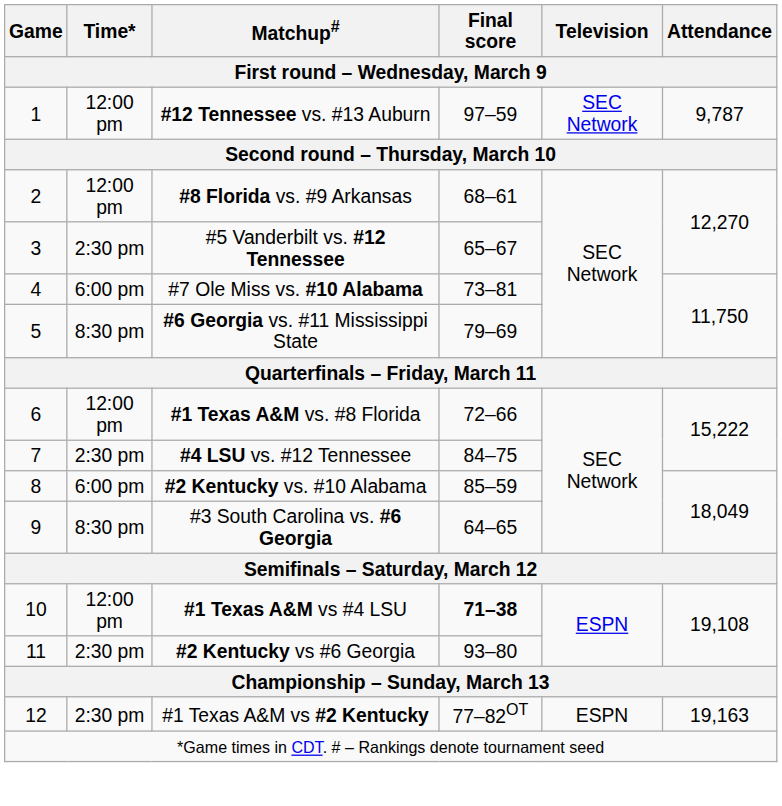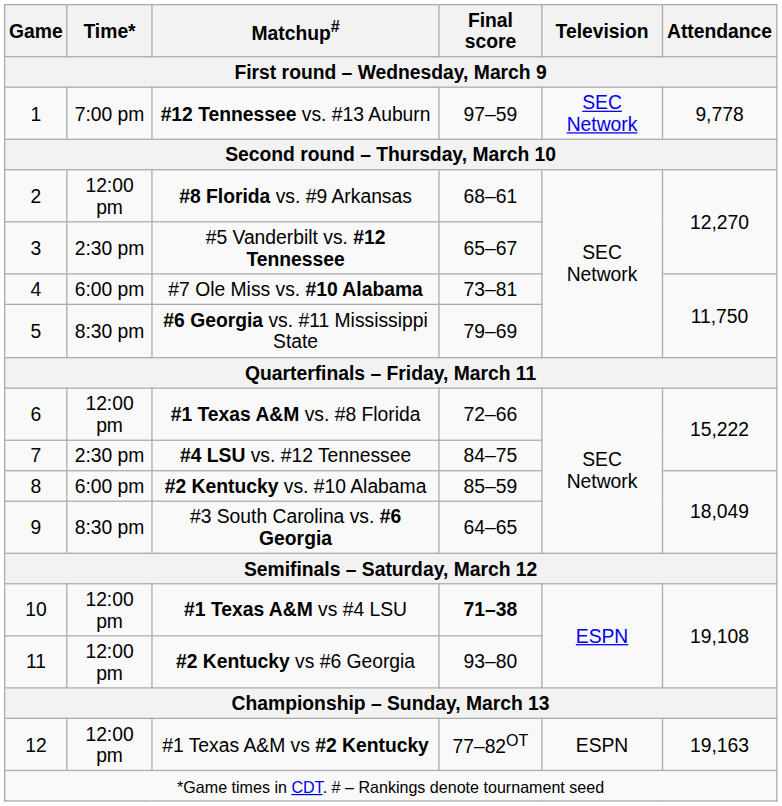(110, 114) 12:00 pm -> (110, 114) 7:00 pm
(720, 114) 9,787 -> (720, 114) 9,778
(110, 651) 2:30 pm -> (110, 662) 12:00 pm
(110, 714) 2:30 pm -> (110, 745) 12:00 pm
